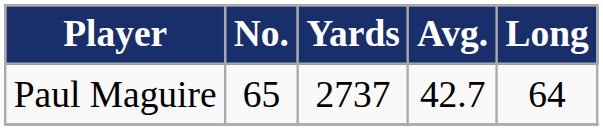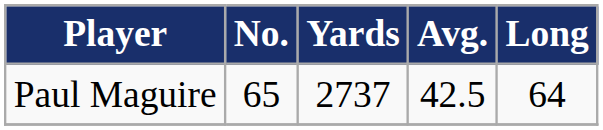(453, 93) 42.7 -> (453, 93) 42.5
